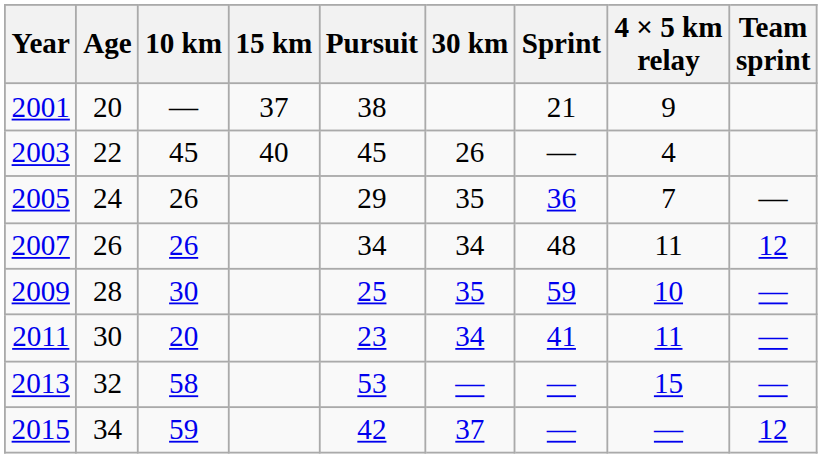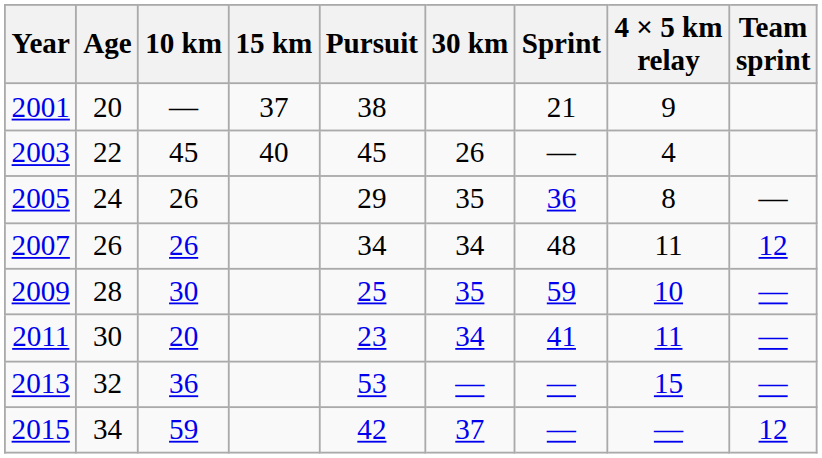(668, 198) 7 -> (668, 198) 8
(184, 383) 58 -> (184, 383) 36
